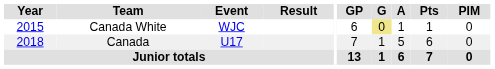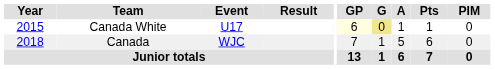(232, 26) WJC -> (232, 26) U17
(354, 26) no background -> (354, 26) lightyellow background
(232, 42) U17 -> (232, 42) WJC
